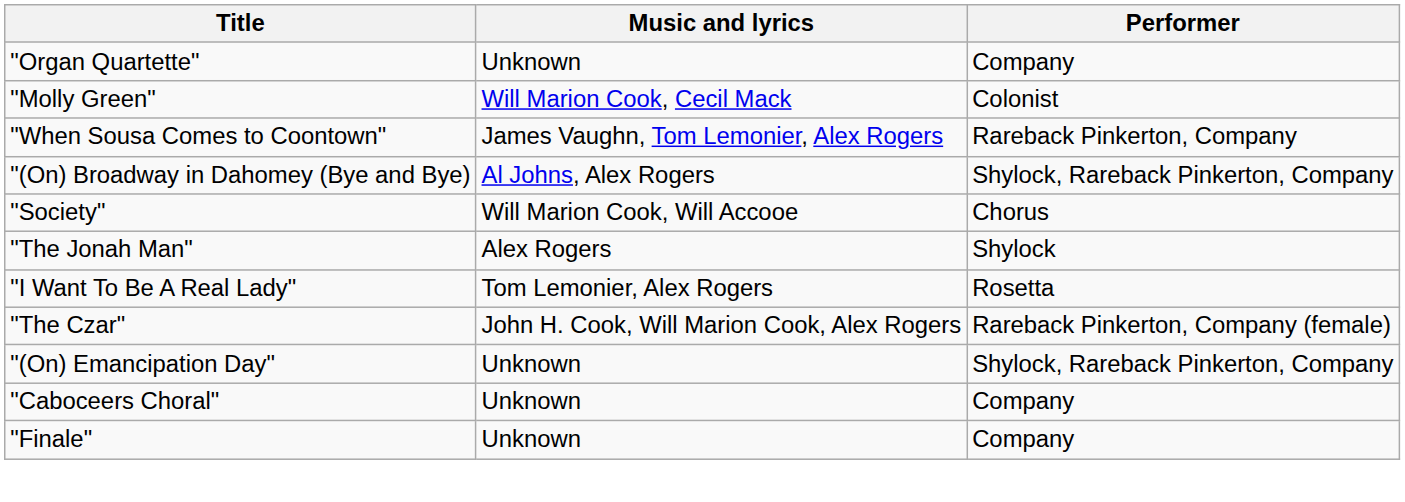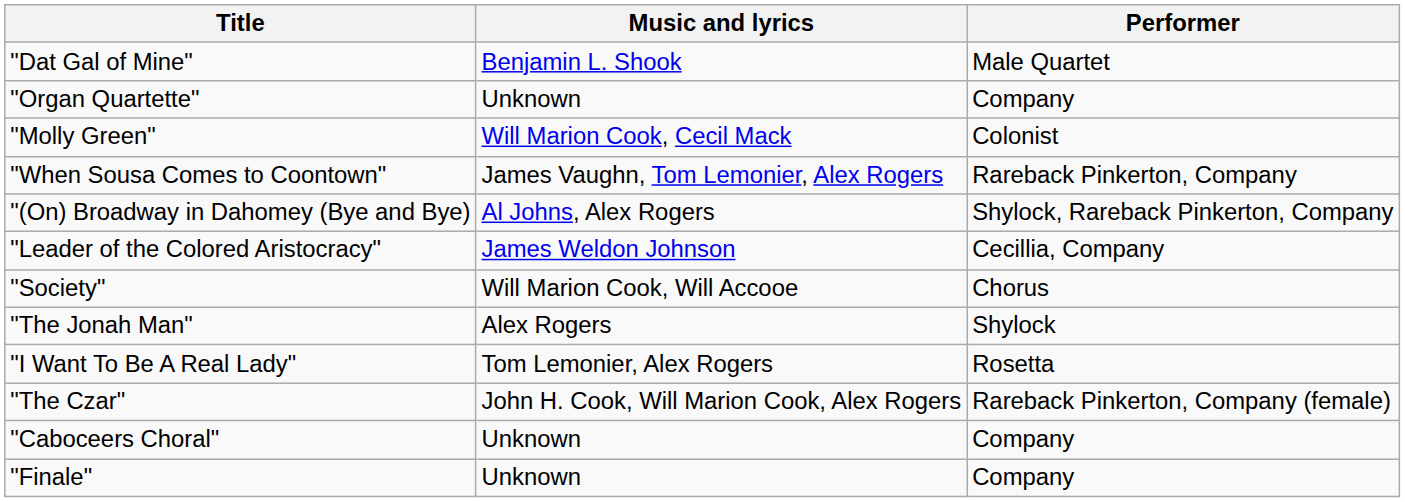+ row: (102, 61)
+ row: (196, 250)
- row: (143, 363)
